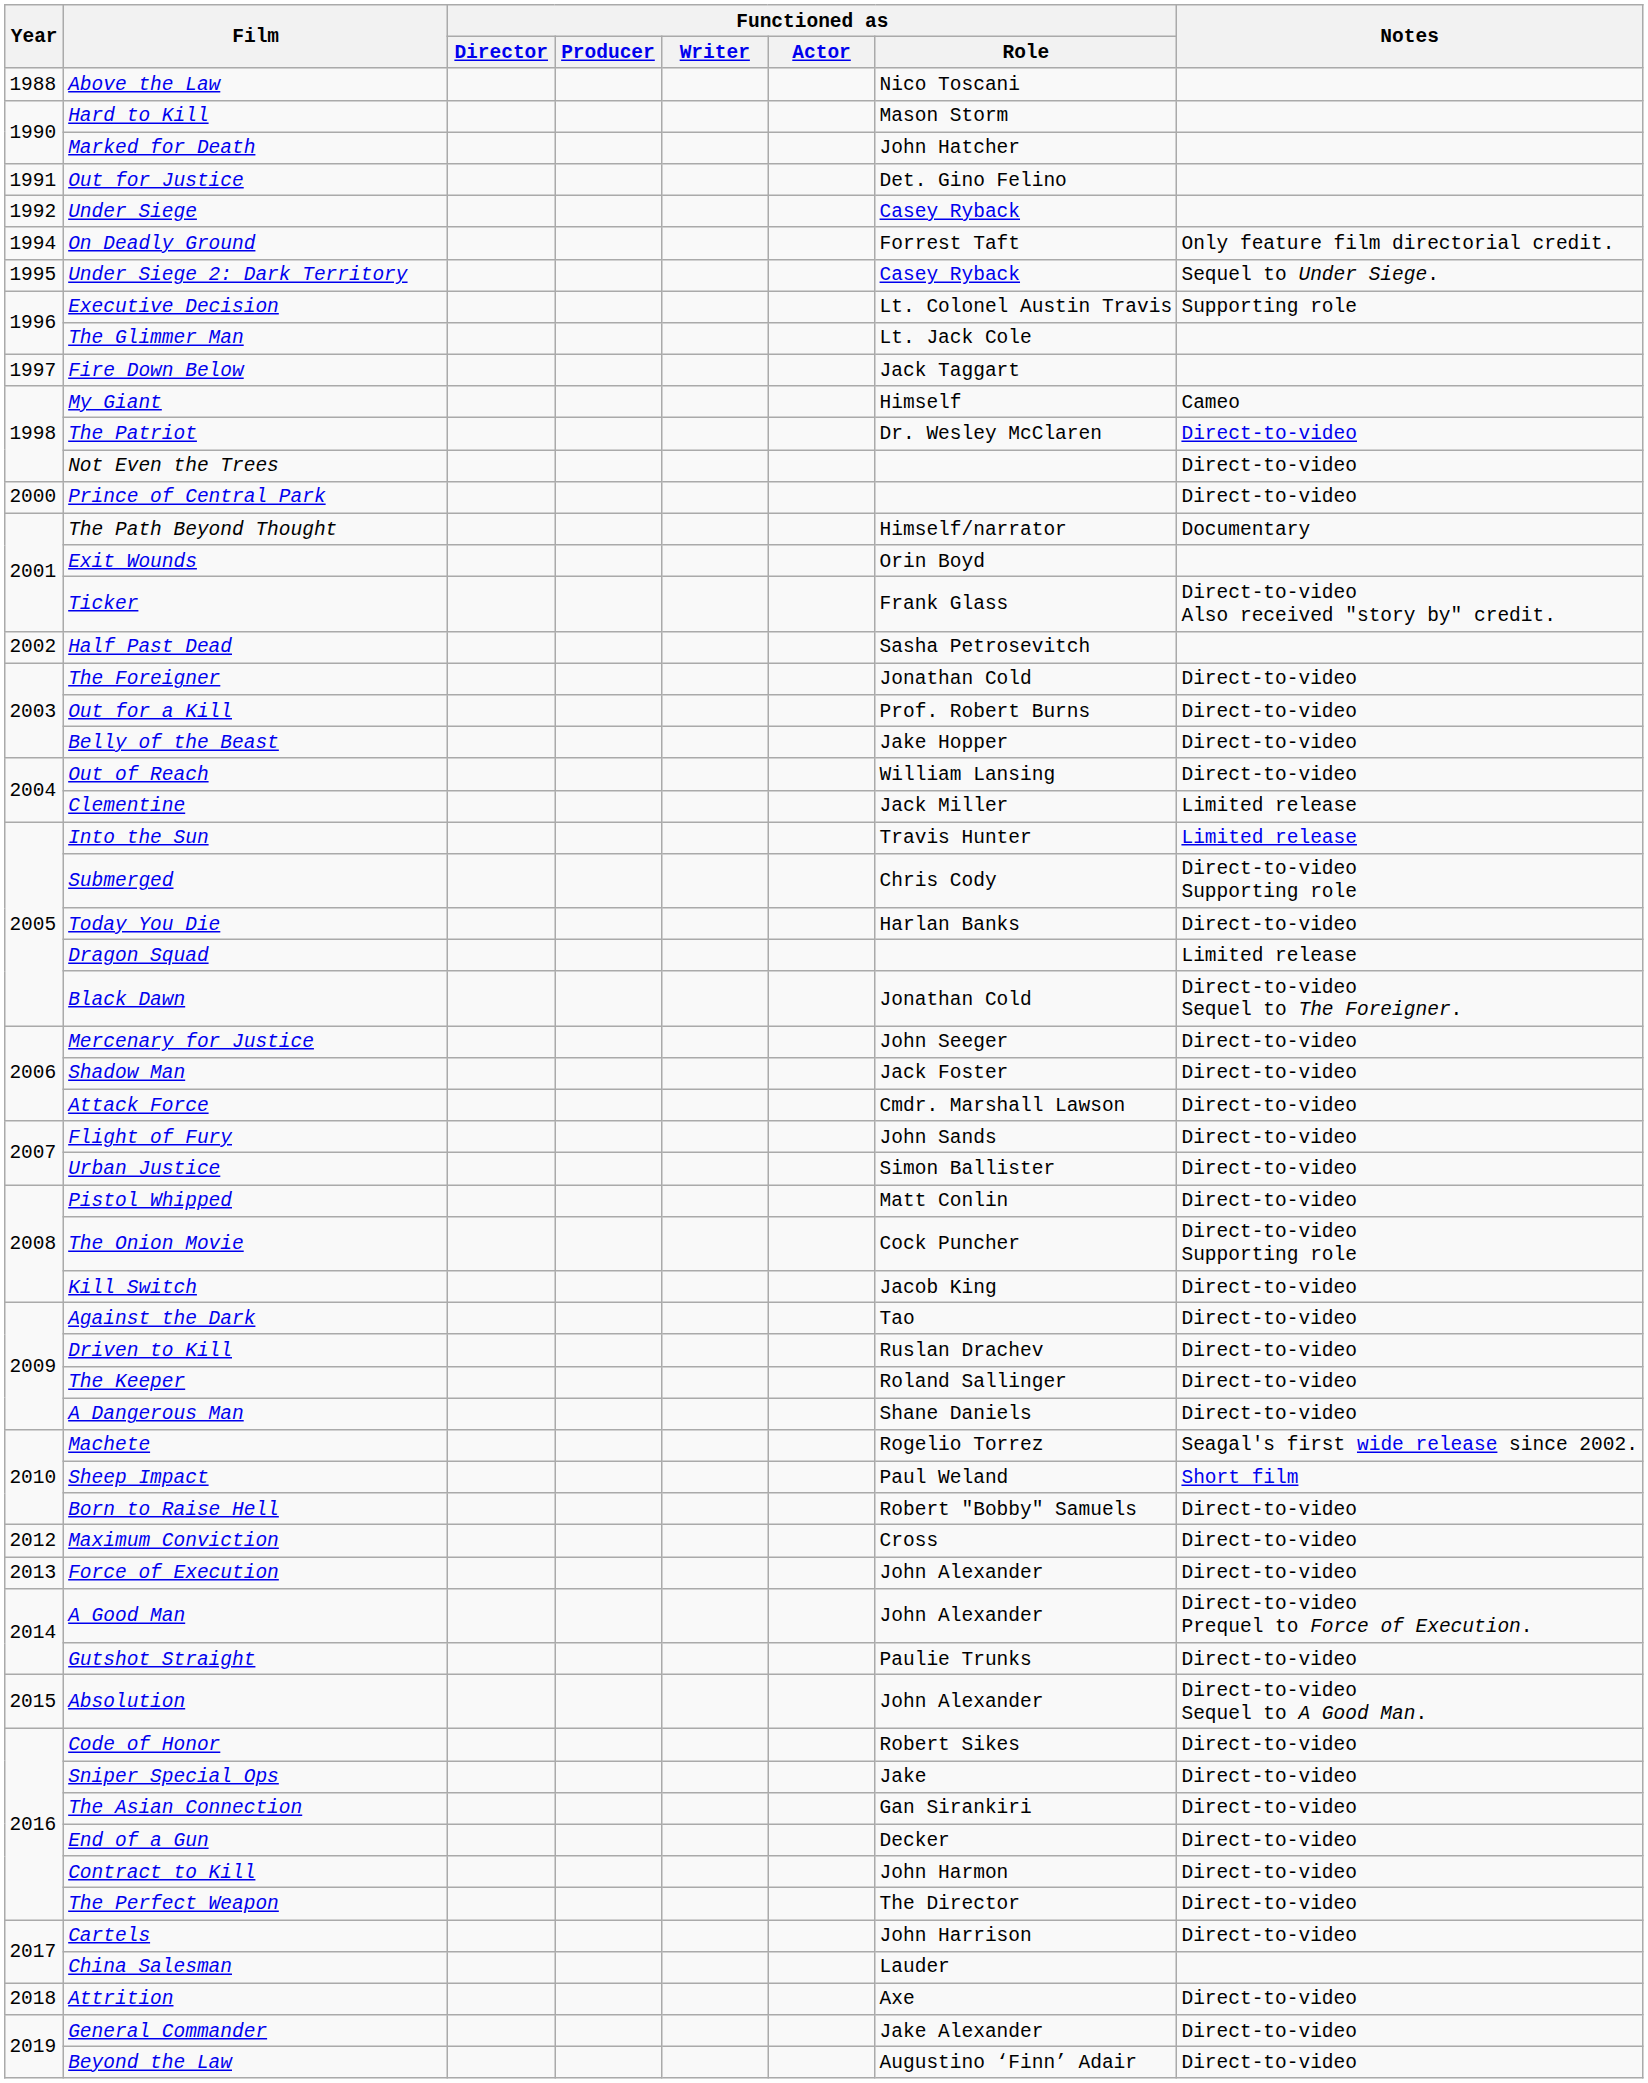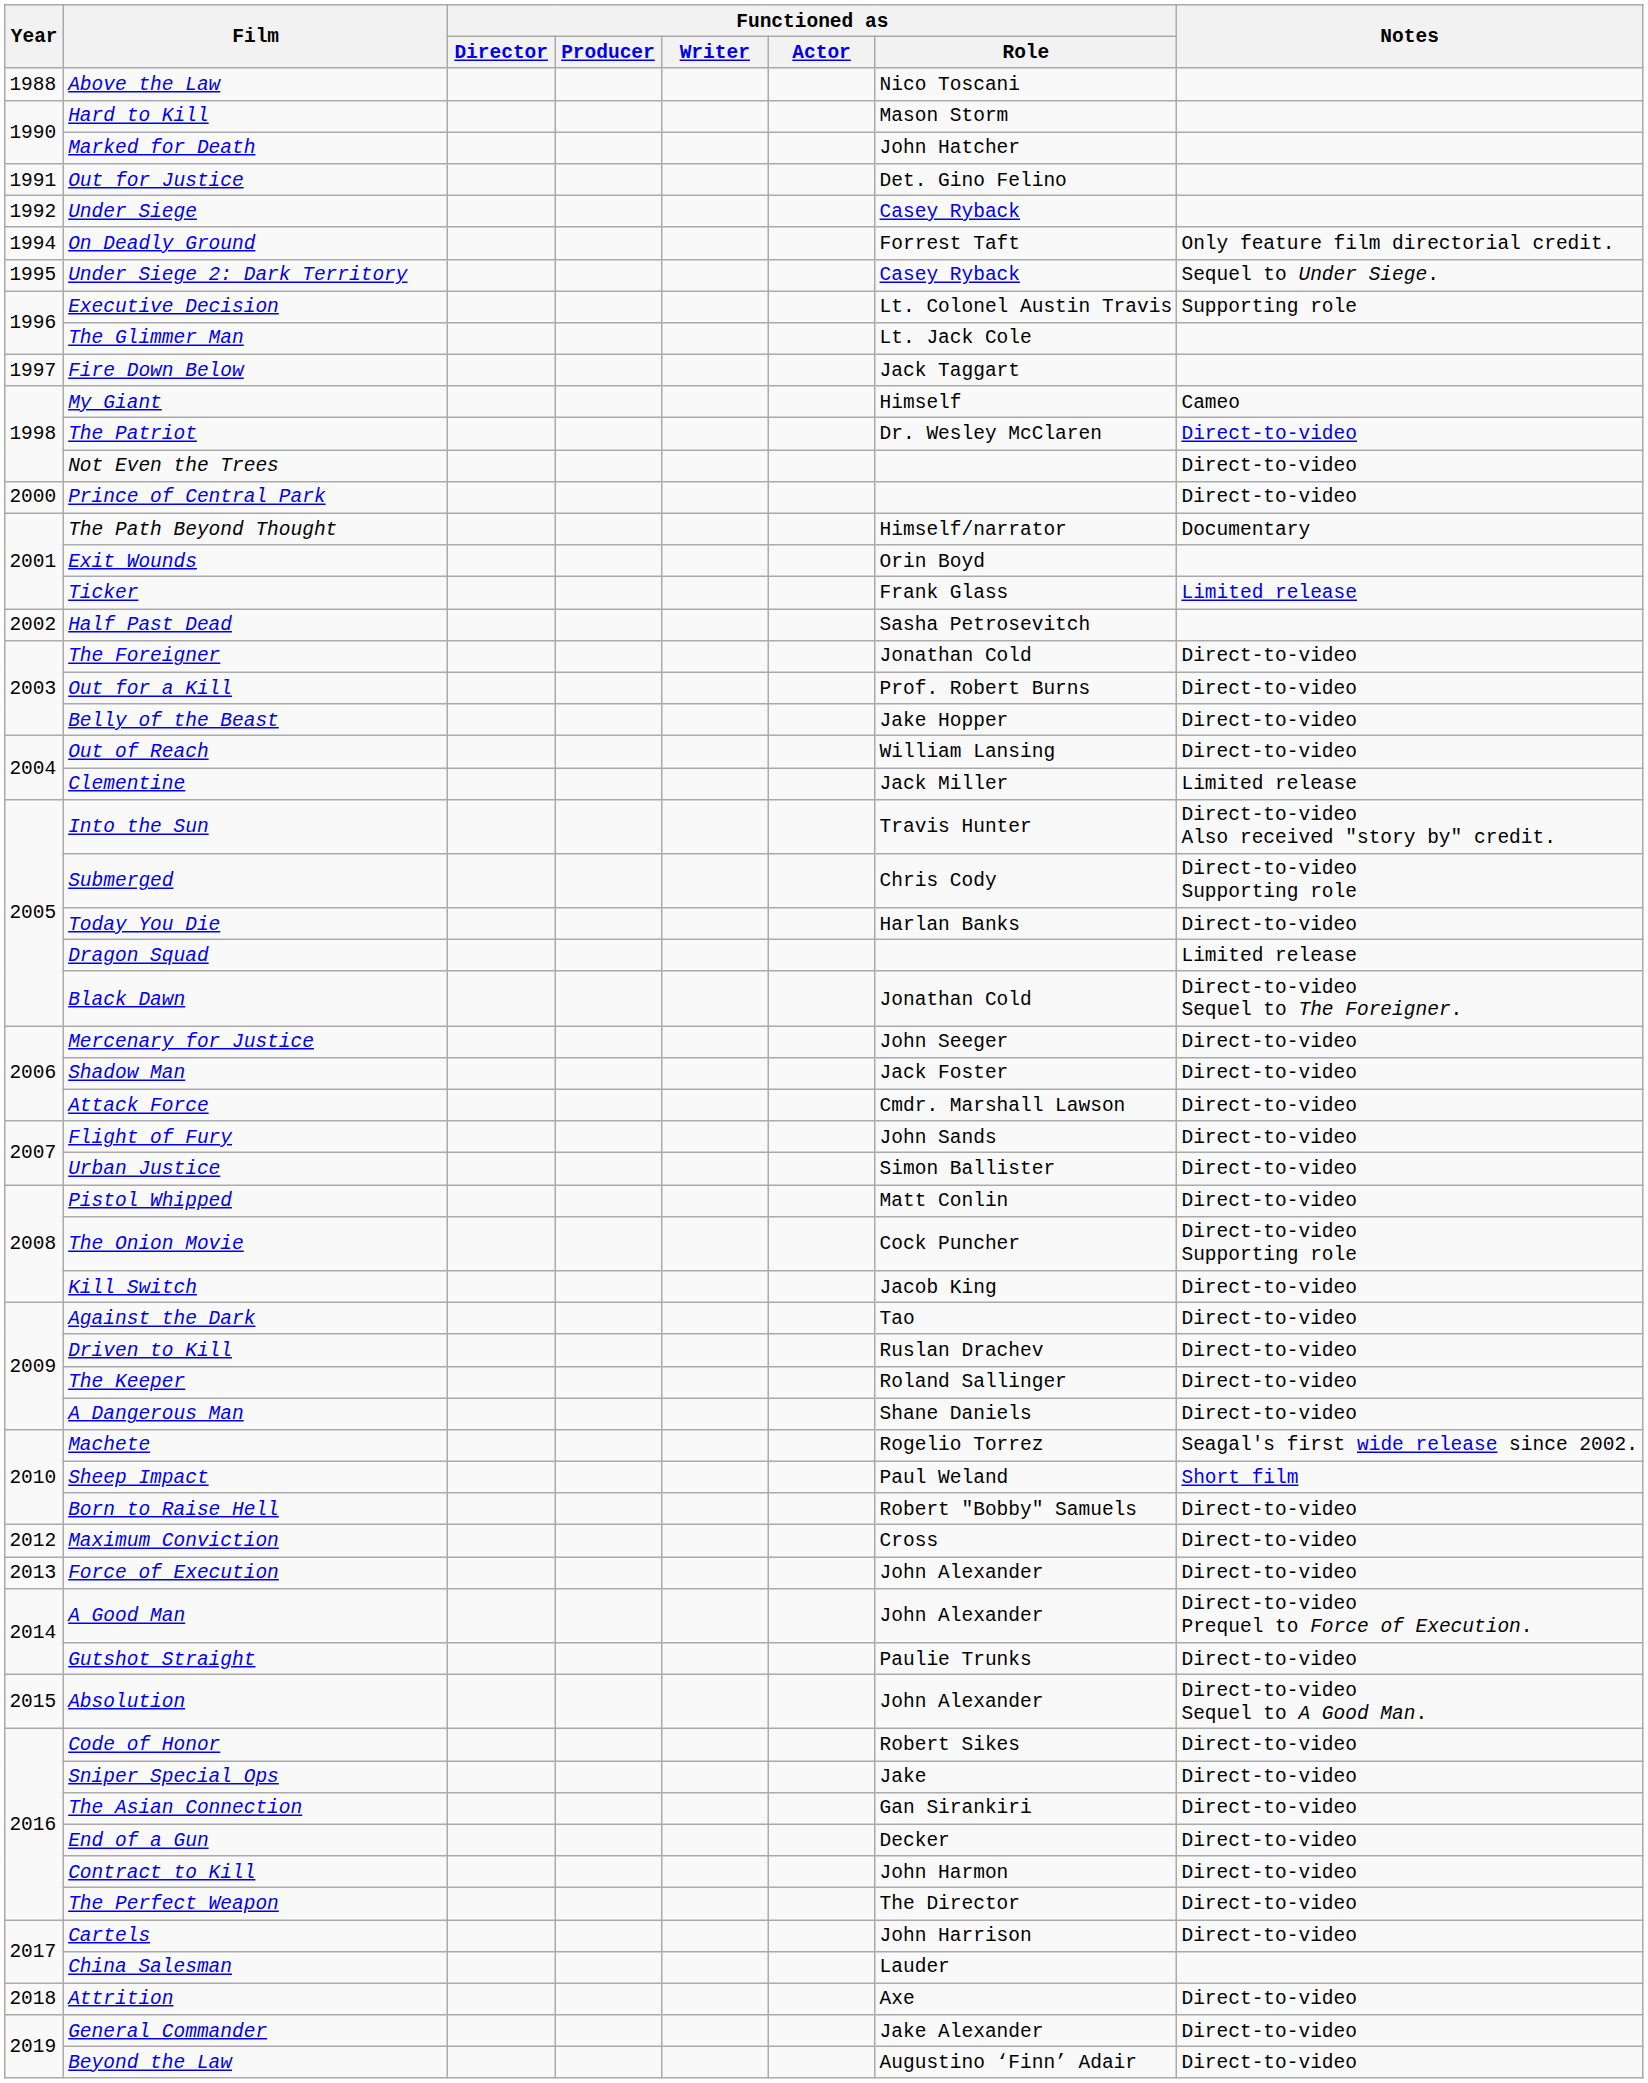(1369, 604) Direct-to-video Also received "story by" credit. -> (1269, 593) Limited release
(1269, 838) Limited release -> (1369, 826) Direct-to-video Also received "story by" credit.
